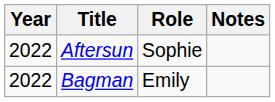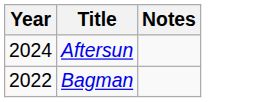- column: (172, 19)
(31, 50) 2022 -> (31, 50) 2024
